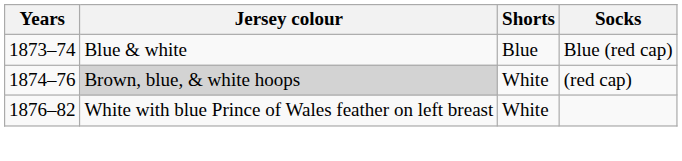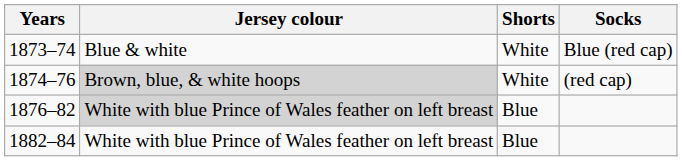(520, 49) Blue -> (525, 49) White
(289, 110) no background -> (289, 110) lightgrey background
(525, 110) White -> (520, 110) Blue
+ row: (42, 140)
